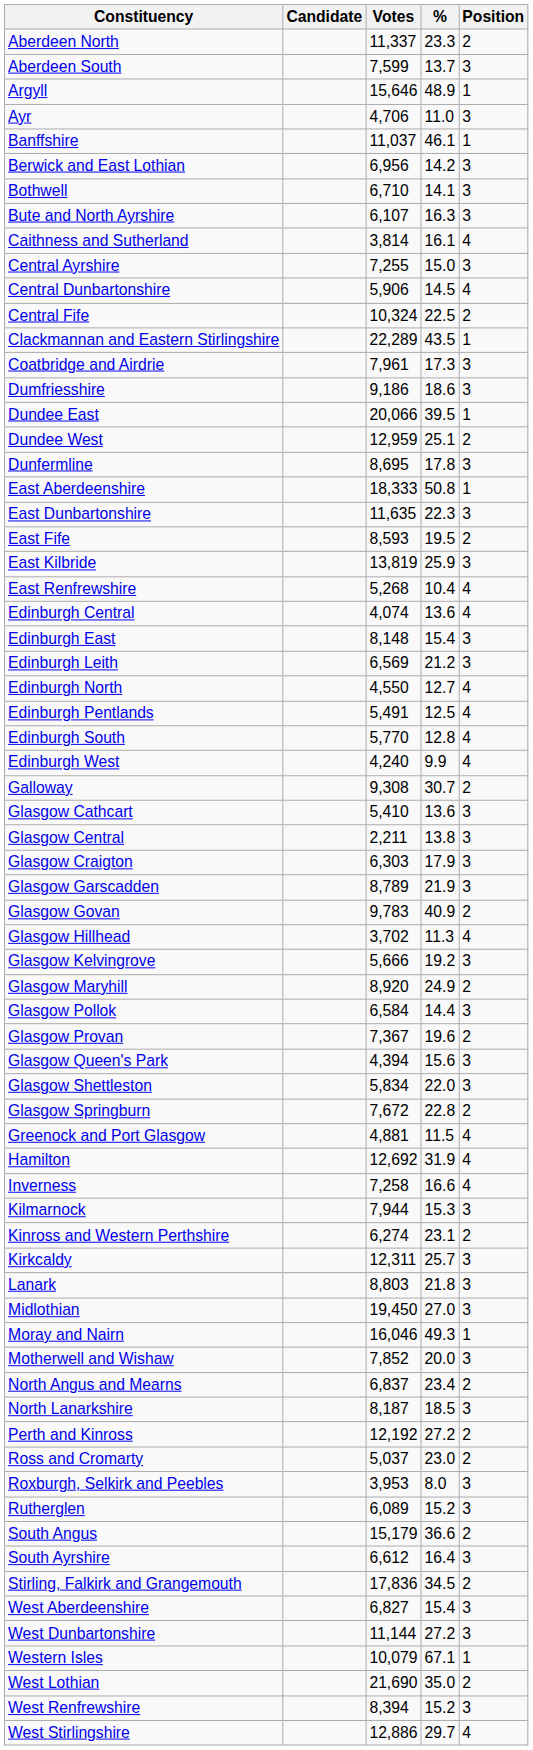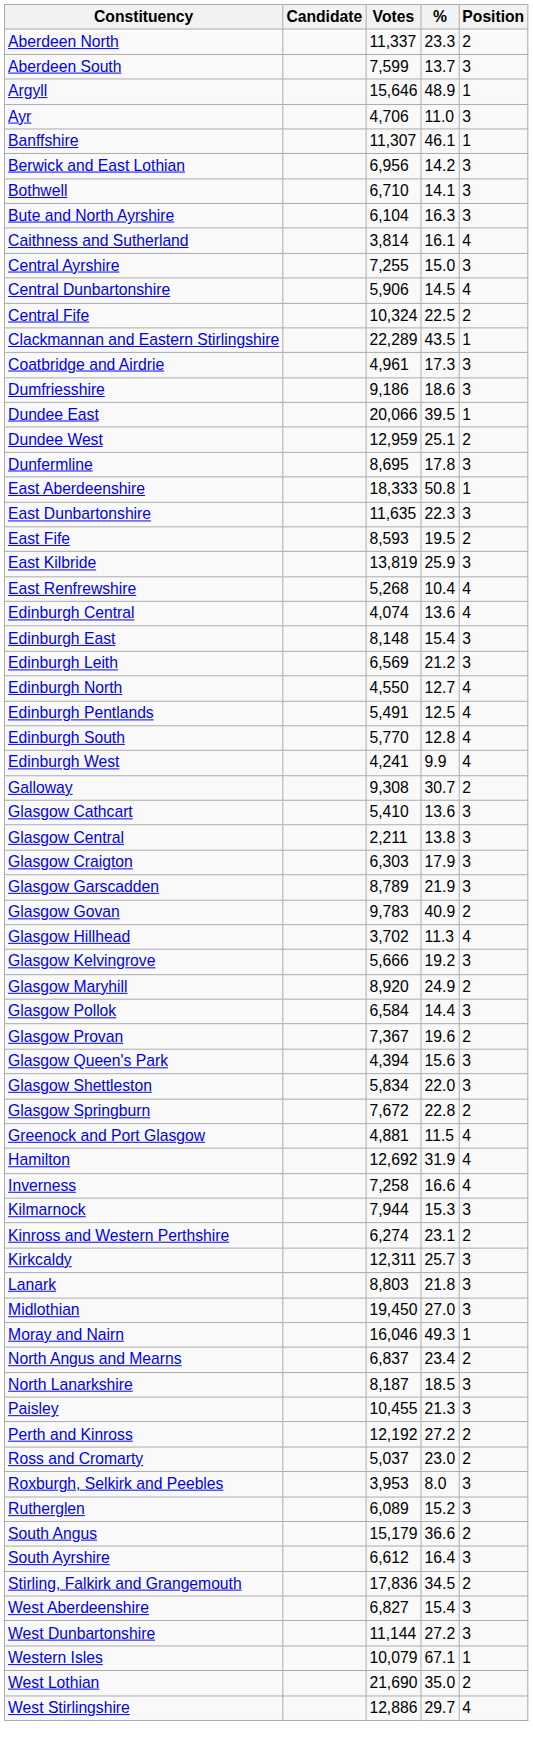(393, 141) 11,037 -> (393, 141) 11,307
(389, 215) 6,107 -> (389, 215) 6,104
(389, 365) 7,961 -> (389, 365) 4,961
(389, 762) 4,240 -> (389, 762) 4,241
- row: (91, 1359)
+ row: (33, 1409)
- row: (74, 1707)
